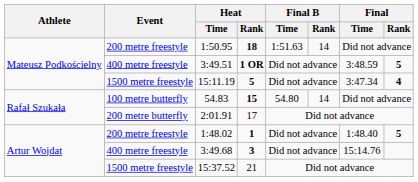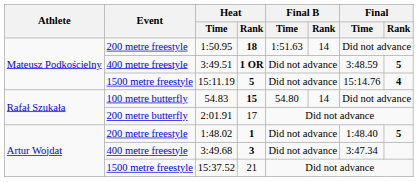(362, 81) 3:47.34 -> (362, 81) 15:14.76
(362, 151) 15:14.76 -> (362, 151) 3:47.34
